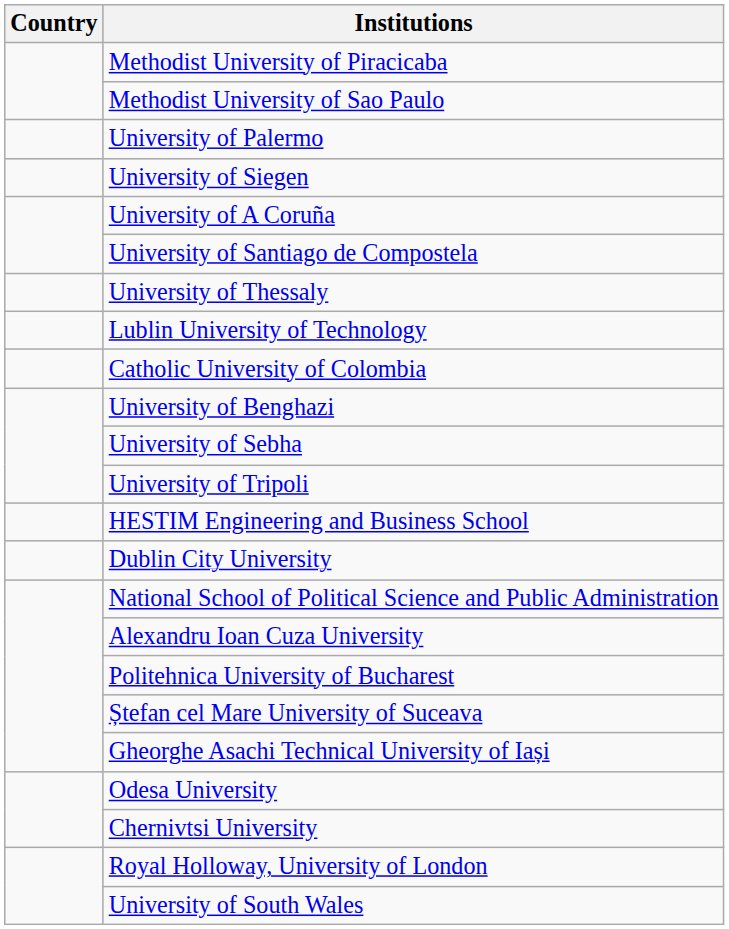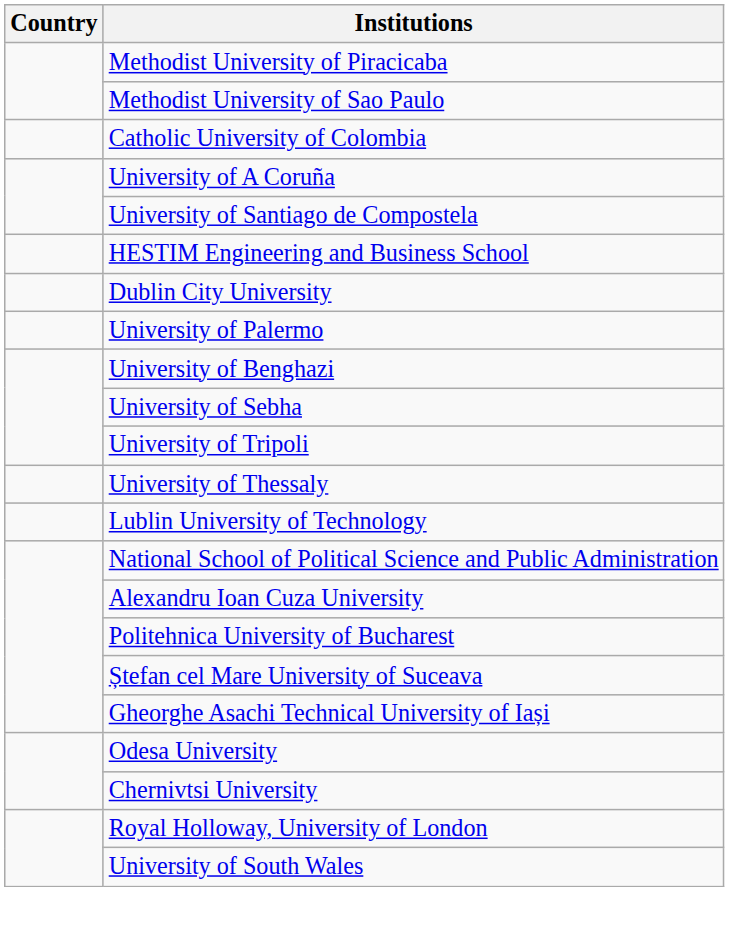rows swapped: (267, 368) <-> (216, 138)
- row: (209, 176)
rows swapped: (219, 291) <-> (319, 521)
rows swapped: (220, 560) <-> (268, 330)
